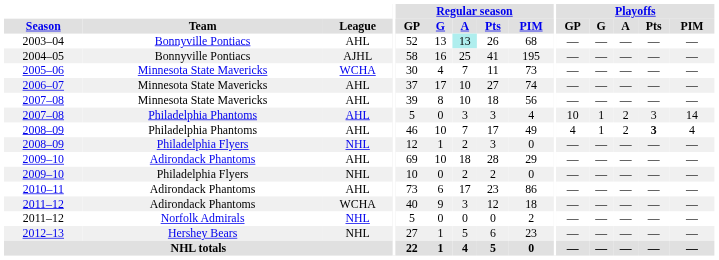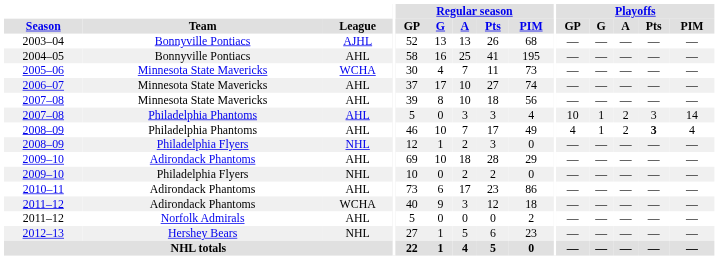(358, 41) AHL -> (358, 41) AJHL
(465, 41) paleturquoise background -> (465, 41) no background
(358, 55) AJHL -> (358, 55) AHL
(358, 218) NHL -> (358, 218) AHL
